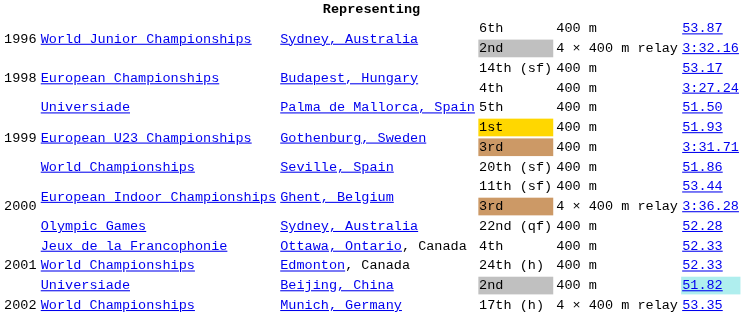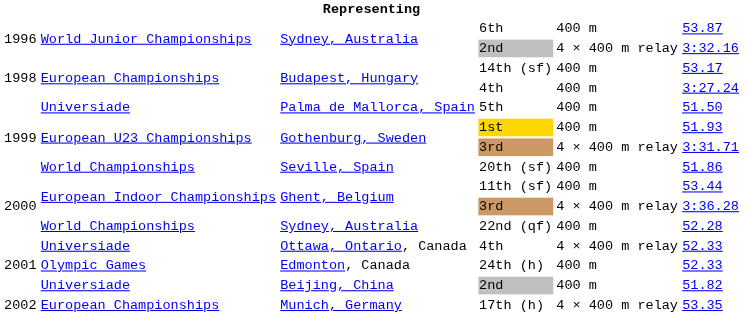(577, 147) 400 m -> (617, 147) 4 × 400 m relay
(93, 226) Olympic Games -> (118, 226) World Championships
(134, 246) Jeux de la Francophonie -> (85, 246) Universiade
(577, 246) 400 m -> (617, 246) 4 × 400 m relay
(118, 266) World Championships -> (93, 266) Olympic Games
(702, 286) paleturquoise background -> (702, 286) no background
(118, 305) World Championships -> (130, 305) European Championships
